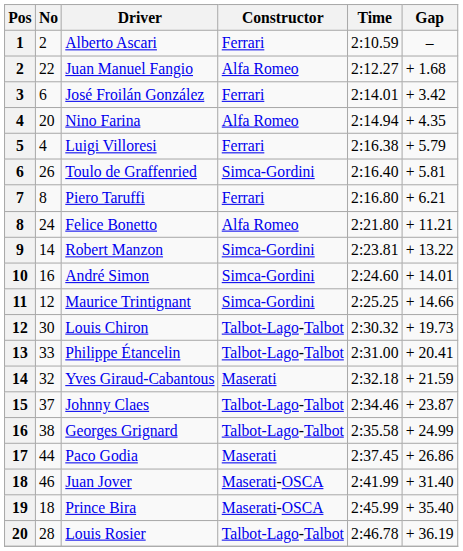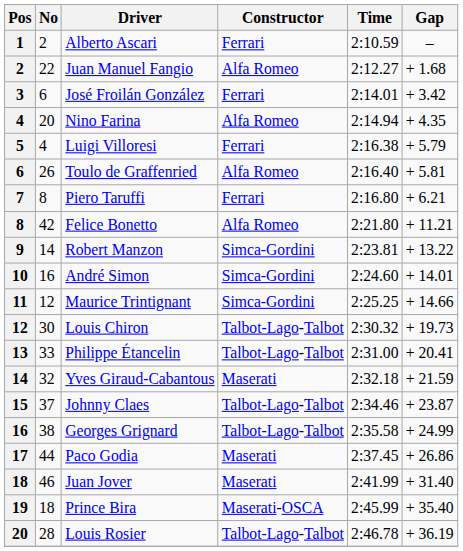(268, 172) Simca-Gordini -> (260, 172) Alfa Romeo
(47, 224) 24 -> (47, 224) 42
(273, 482) Maserati-OSCA -> (249, 482) Maserati
